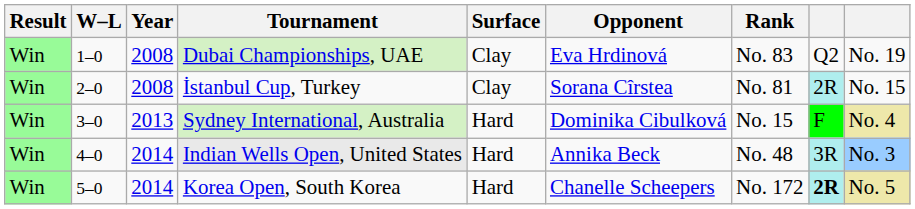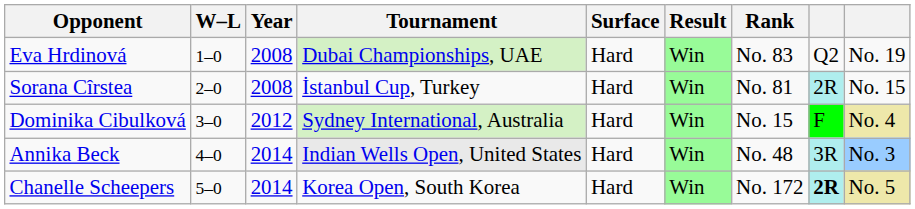columns swapped: (38, 21) <-> (638, 21)
(491, 54) Clay -> (612, 54) Hard
(491, 87) Clay -> (612, 87) Hard
(152, 120) 2013 -> (272, 120) 2012
